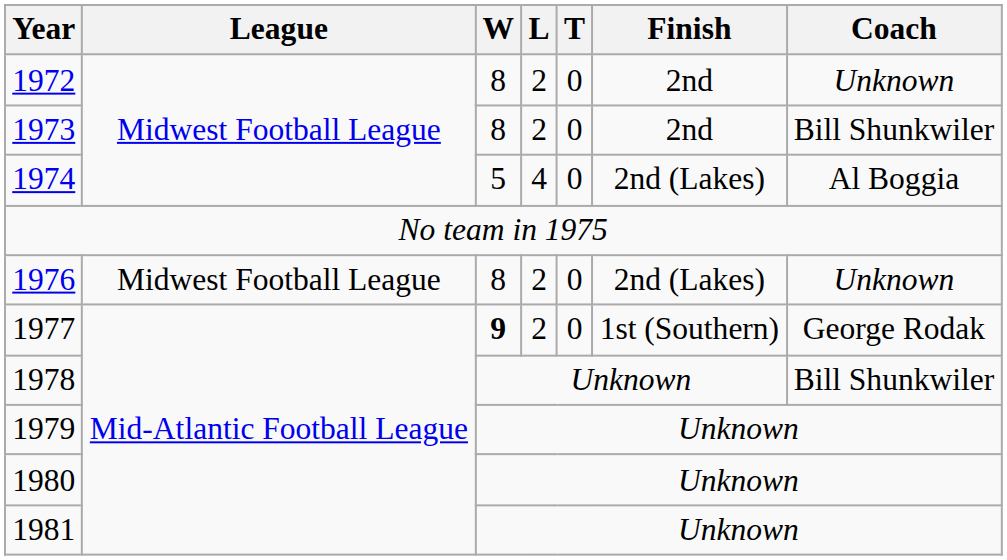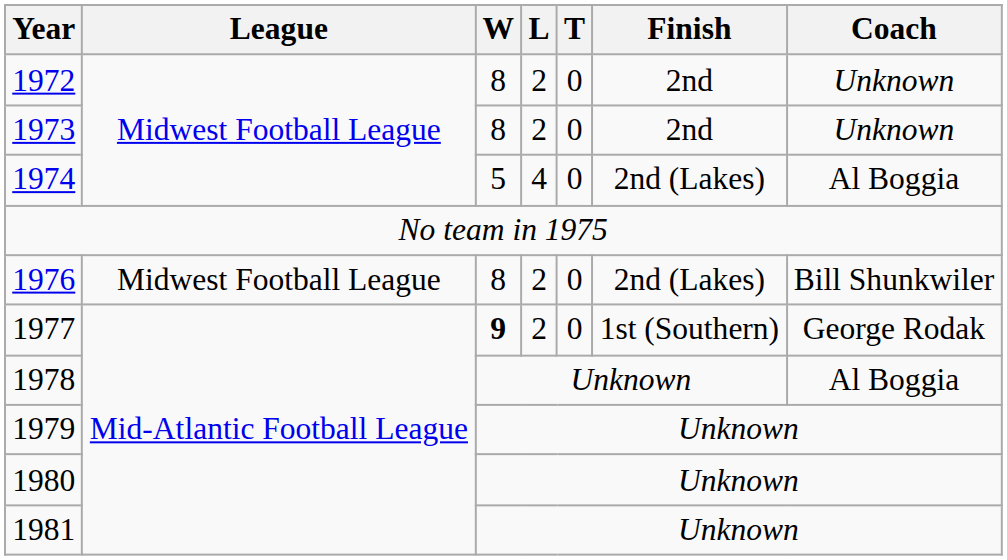(894, 129) Bill Shunkwiler -> (894, 129) Unknown
(894, 279) Unknown -> (894, 279) Bill Shunkwiler
(894, 379) Bill Shunkwiler -> (894, 379) Al Boggia
